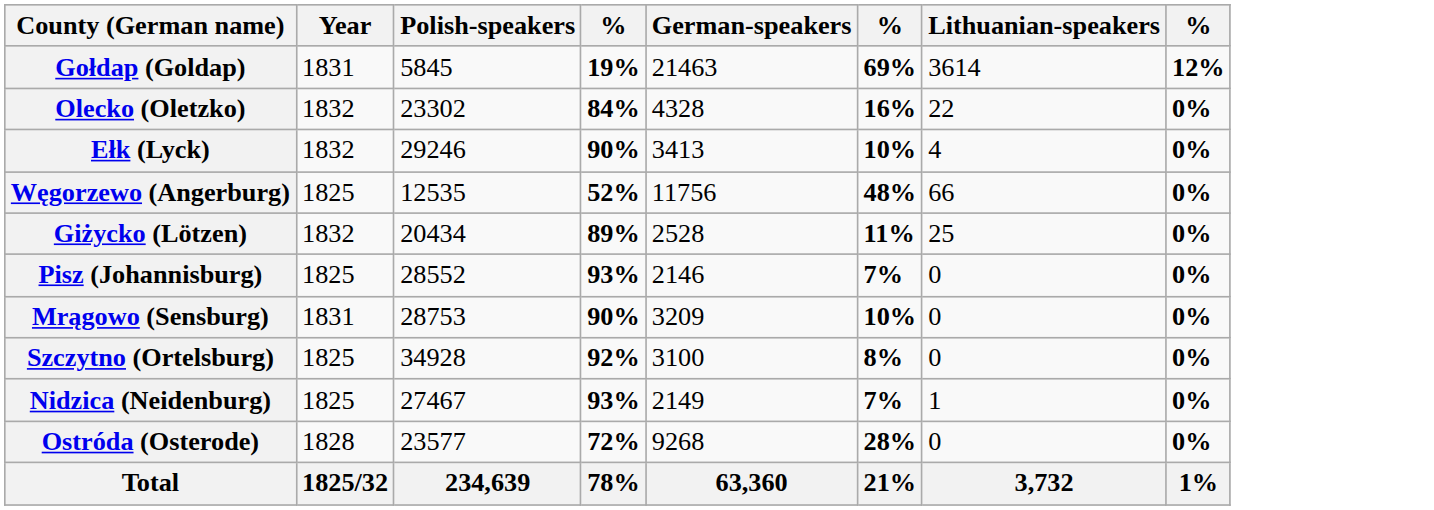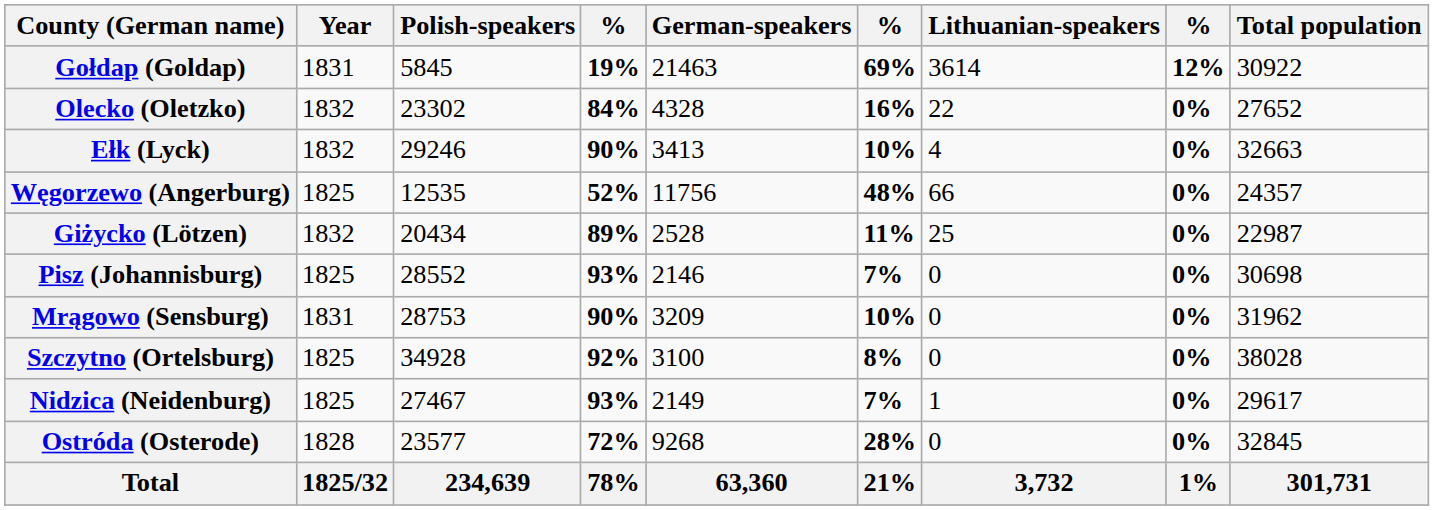+ column: (1329, 25)
